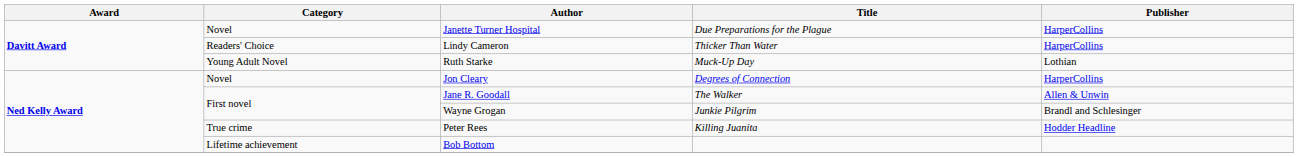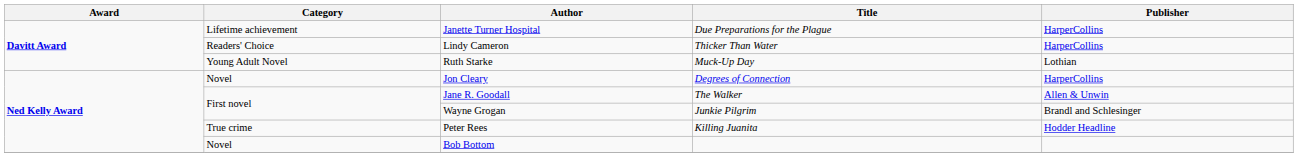(219, 29) Novel -> (252, 29) Lifetime achievement
(252, 144) Lifetime achievement -> (219, 144) Novel
